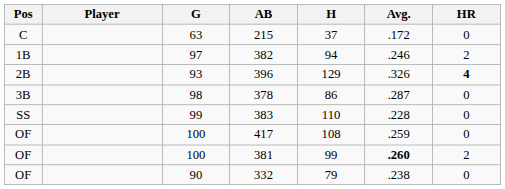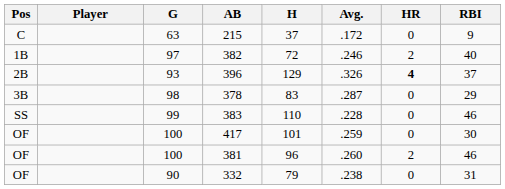+ column: (470, 14)
(331, 54) 94 -> (292, 54) 72
(331, 94) 86 -> (292, 94) 83
(331, 134) 108 -> (292, 134) 101
(331, 154) 99 -> (292, 154) 96
(399, 154) bold -> (351, 154) normal
